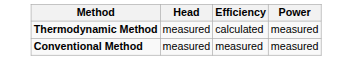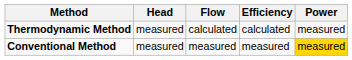+ column: (213, 13)
(295, 47) no background -> (321, 47) gold background
